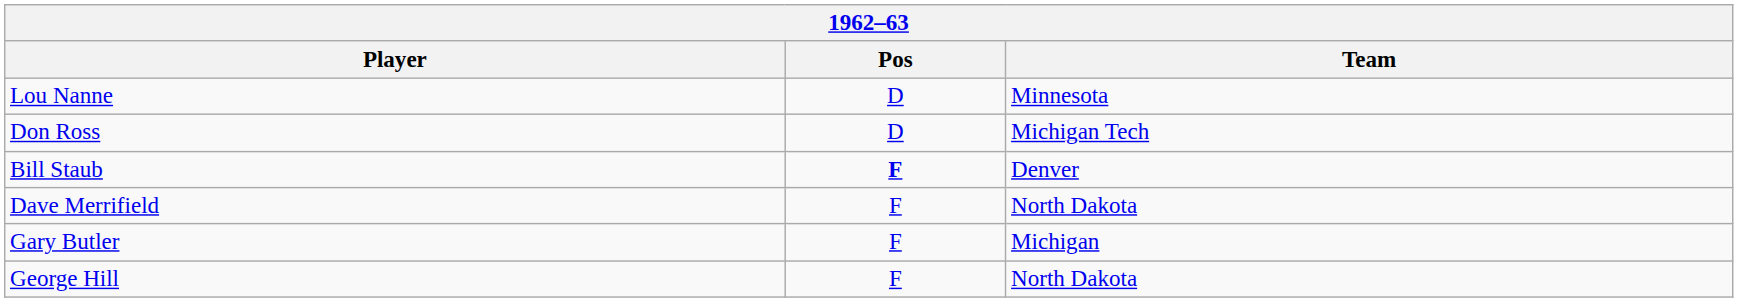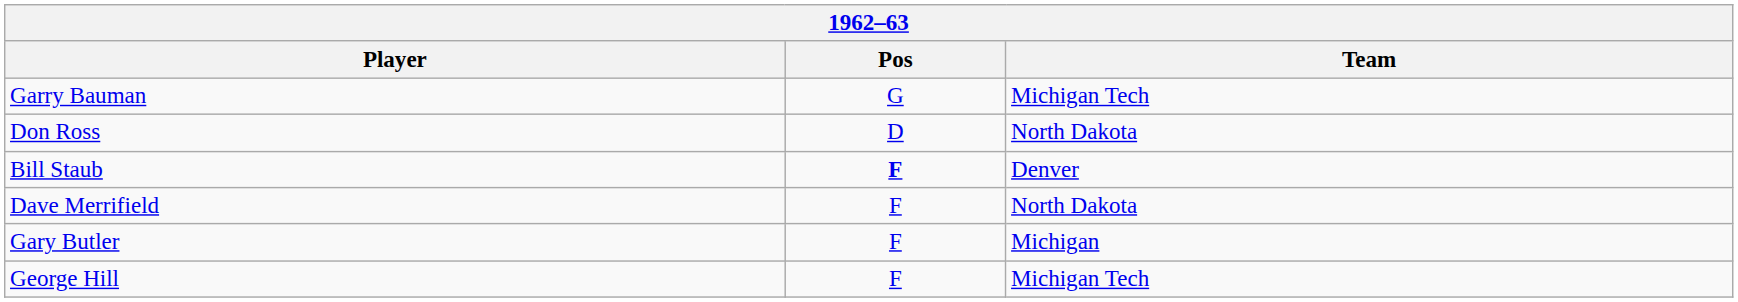+ row: (78, 95)
- row: (62, 95)
(1080, 132) Michigan Tech -> (1074, 132) North Dakota
(1074, 278) North Dakota -> (1080, 278) Michigan Tech
